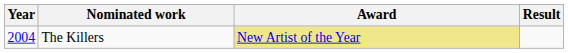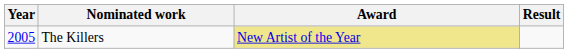(21, 37) 2004 -> (21, 37) 2005
